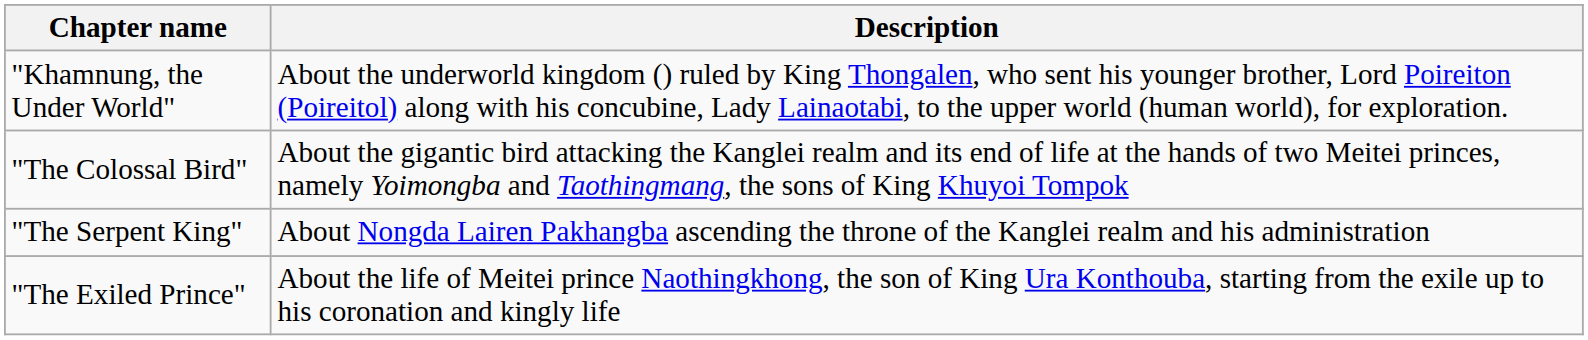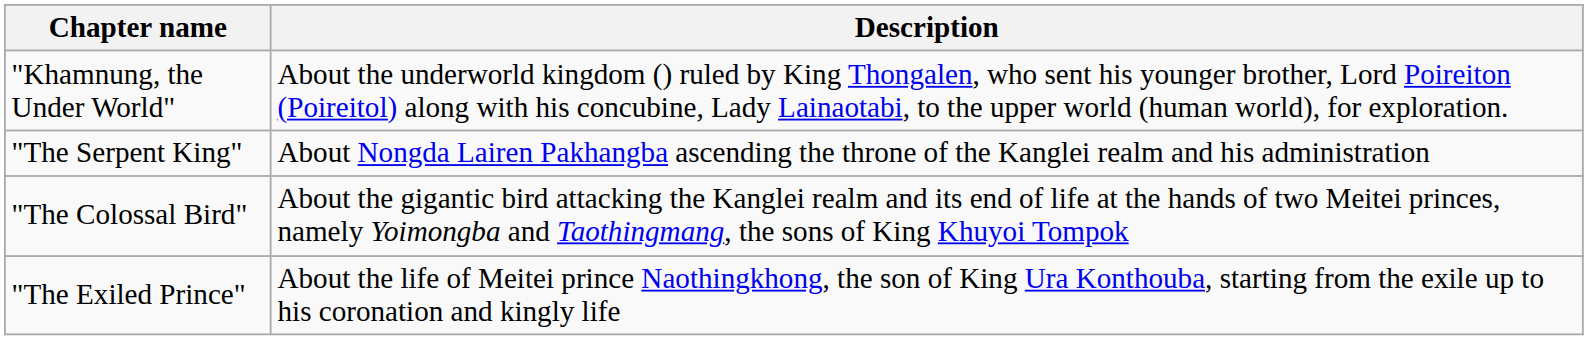rows swapped: (127, 231) <-> (129, 169)
